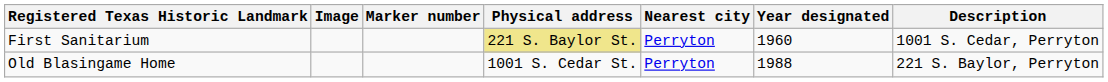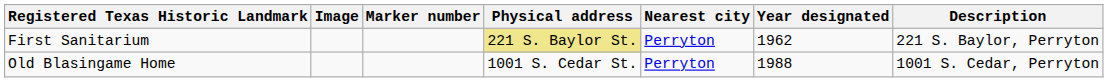(775, 40) 1960 -> (775, 40) 1962
(998, 40) 1001 S. Cedar, Perryton -> (998, 40) 221 S. Baylor, Perryton
(998, 64) 221 S. Baylor, Perryton -> (998, 64) 1001 S. Cedar, Perryton
